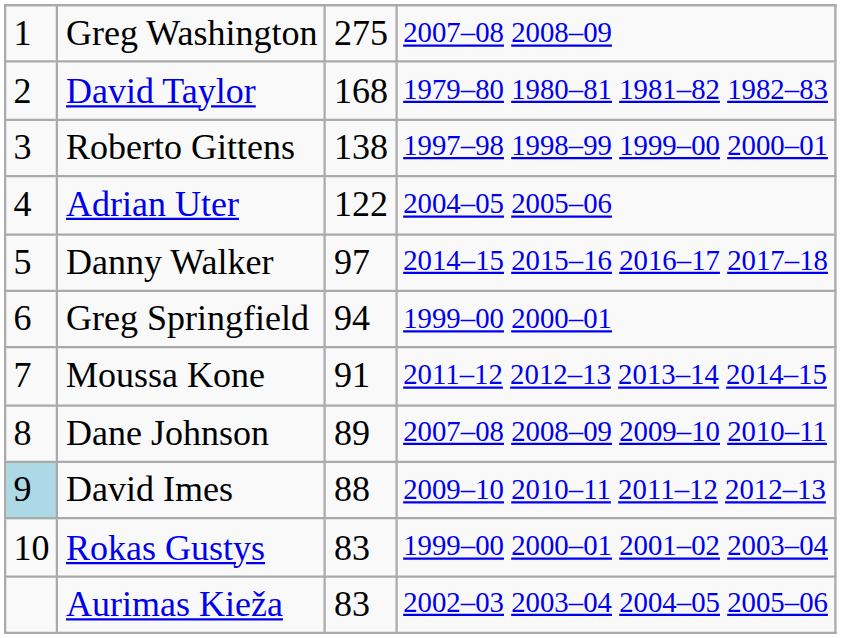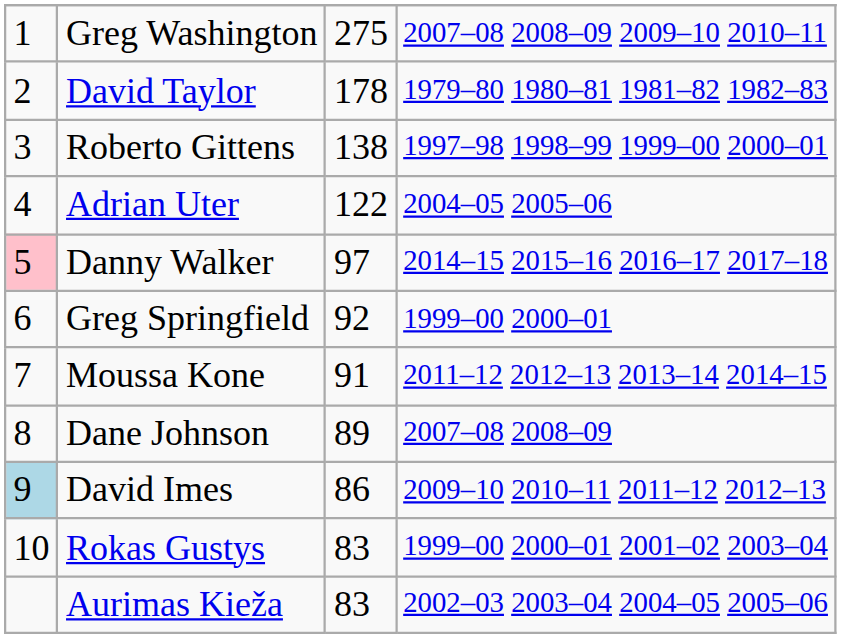(508, 33) 2007–08 2008–09 -> (615, 33) 2007–08 2008–09 2009–10 2010–11
(361, 90) 168 -> (361, 90) 178
(22, 261) no background -> (22, 261) pink background
(352, 318) 94 -> (352, 318) 92
(615, 432) 2007–08 2008–09 2009–10 2010–11 -> (508, 432) 2007–08 2008–09
(352, 489) 88 -> (352, 489) 86
